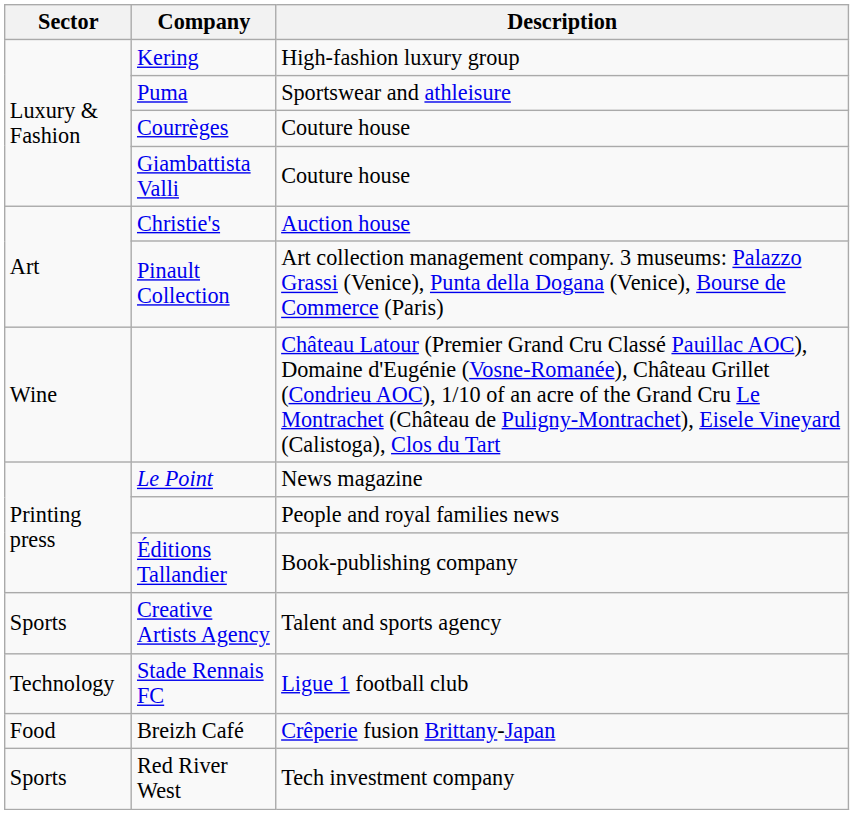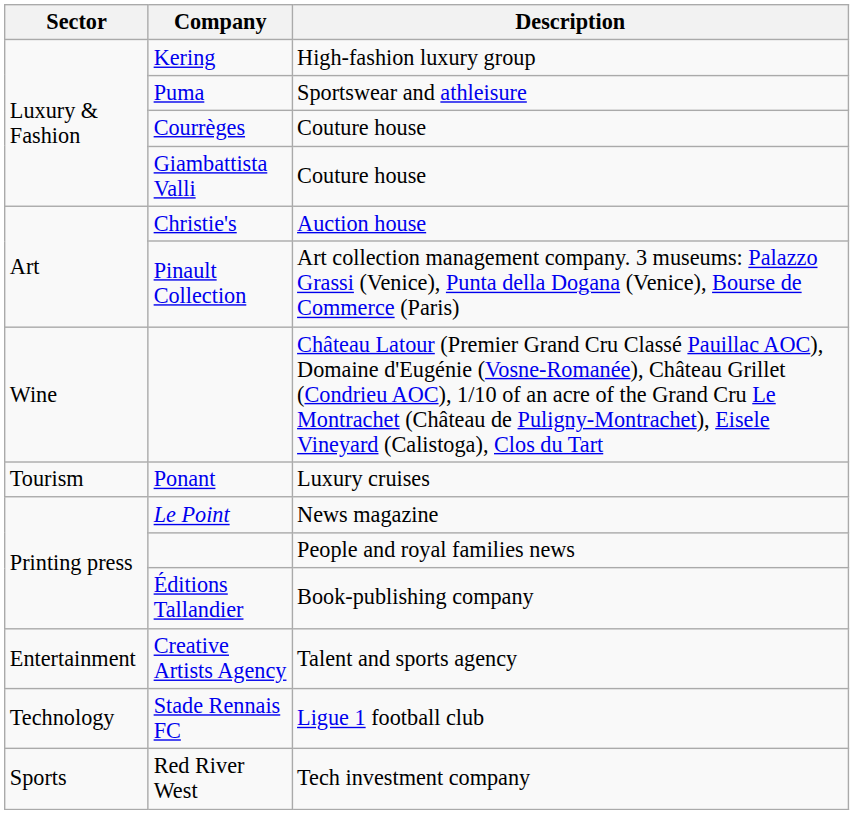+ row: (185, 479)
(38, 622) Sports -> (73, 658) Entertainment
- row: (190, 730)
